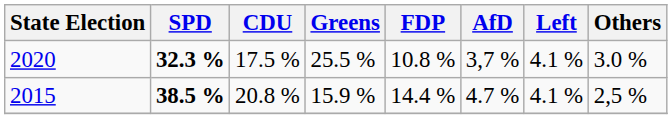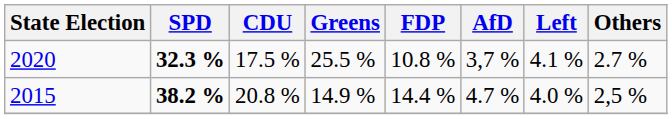(620, 58) 3.0 % -> (620, 58) 2.7 %
(190, 95) 38.5 % -> (190, 95) 38.2 %
(343, 95) 15.9 % -> (343, 95) 14.9 %
(556, 95) 4.1 % -> (556, 95) 4.0 %
